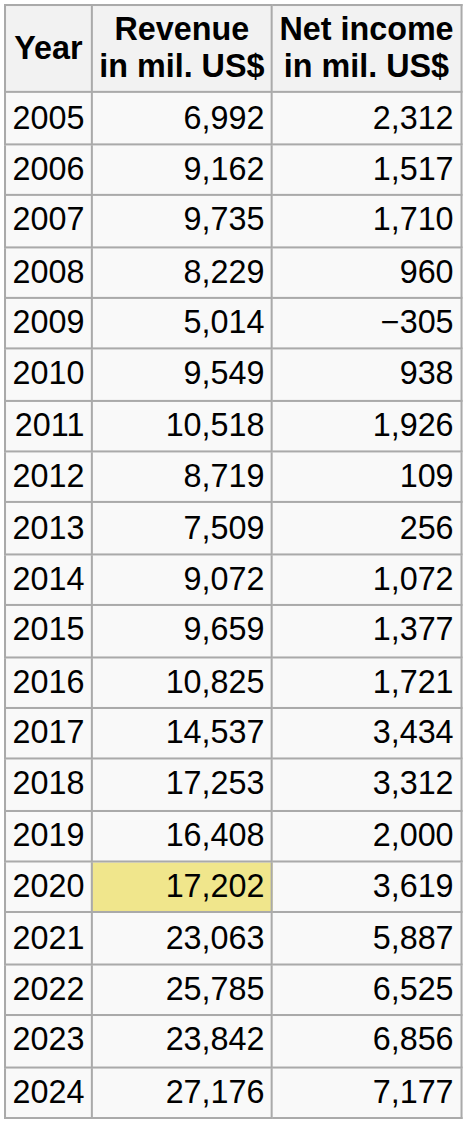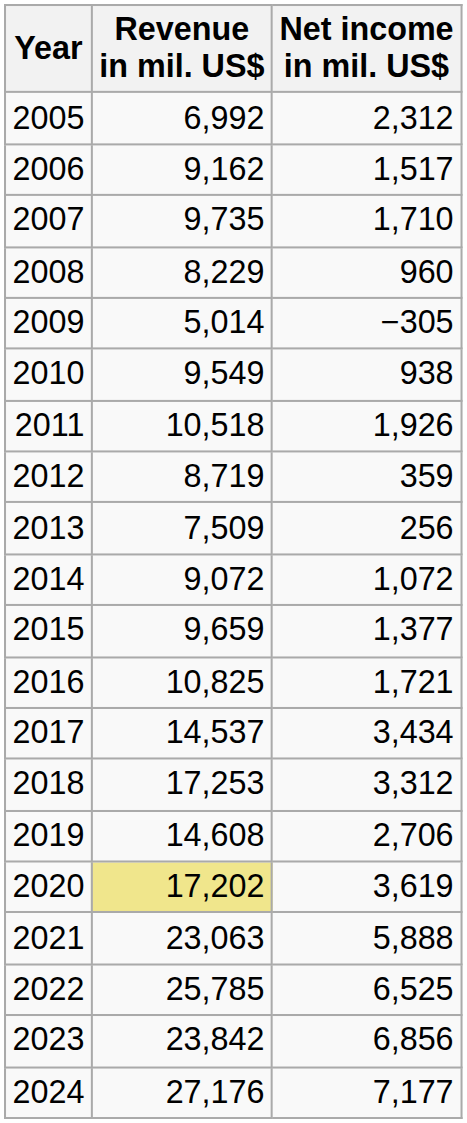(427, 476) 109 -> (427, 476) 359
(215, 835) 16,408 -> (215, 835) 14,608
(413, 835) 2,000 -> (413, 835) 2,706
(413, 937) 5,887 -> (413, 937) 5,888
